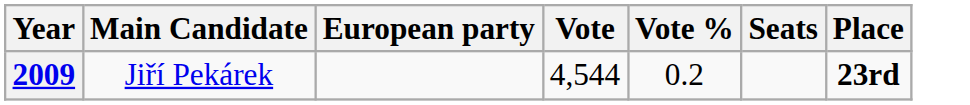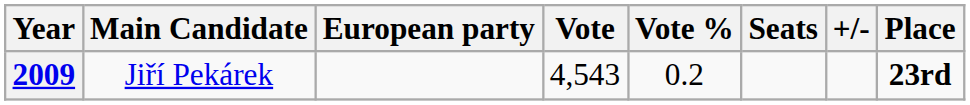+ column: (851, 27)
(585, 74) 4,544 -> (585, 74) 4,543
